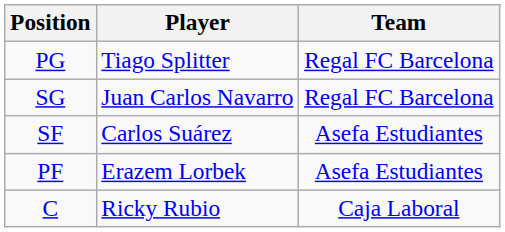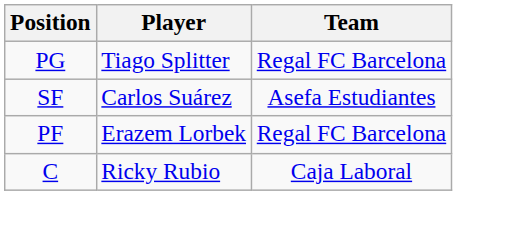- row: (50, 97)
(399, 171) Asefa Estudiantes -> (351, 134) Regal FC Barcelona
